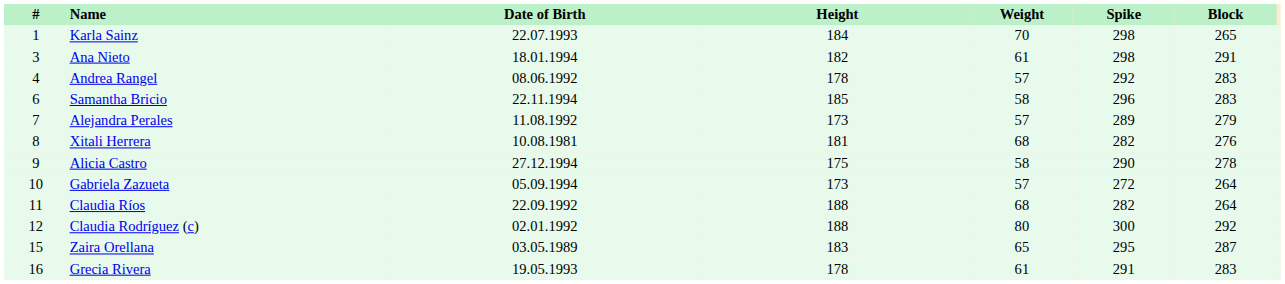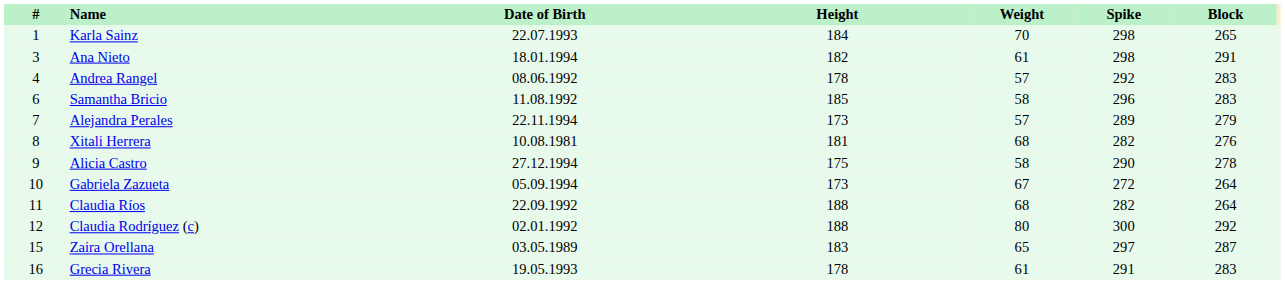(545, 99) 22.11.1994 -> (545, 99) 11.08.1992
(545, 120) 11.08.1992 -> (545, 120) 22.11.1994
(1022, 184) 57 -> (1022, 184) 67
(1124, 247) 295 -> (1124, 247) 297
